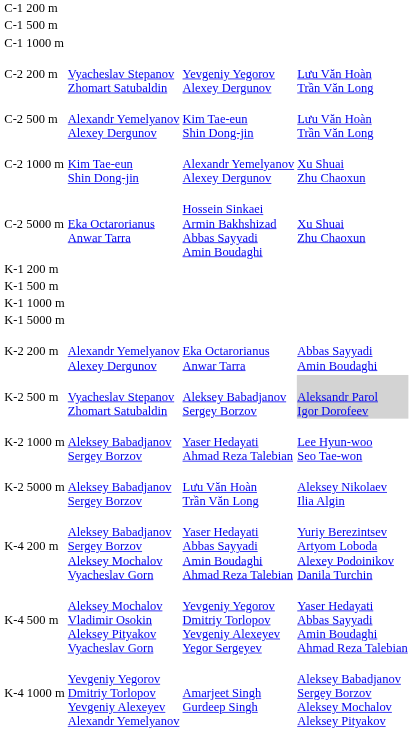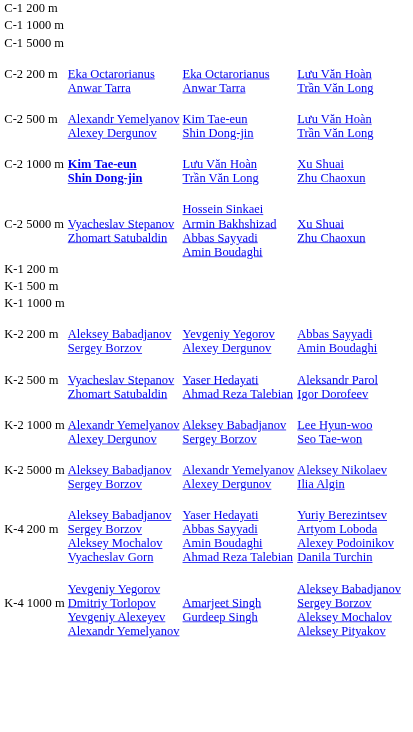- row: (31, 25)
+ row: (34, 42)
(121, 81) Vyacheslav Stepanov Zhomart Satubaldin -> (111, 81) Eka Octarorianus Anwar Tarra
(229, 81) Yevgeniy Yegorov Alexey Dergunov -> (226, 81) Eka Octarorianus Anwar Tarra
(103, 171) normal -> (105, 171) bold
(238, 171) Alexandr Yemelyanov Alexey Dergunov -> (221, 171) Lưu Văn Hoàn Trần Văn Long
(111, 230) Eka Octarorianus Anwar Tarra -> (121, 230) Vyacheslav Stepanov Zhomart Satubaldin
- row: (34, 320)
(124, 358) Alexandr Yemelyanov Alexey Dergunov -> (120, 341) Aleksey Babadjanov Sergey Borzov
(226, 358) Eka Octarorianus Anwar Tarra -> (229, 341) Yevgeniy Yegorov Alexey Dergunov
(234, 403) Aleksey Babadjanov Sergey Borzov -> (238, 386) Yaser Hedayati Ahmad Reza Talebian
(338, 403) lightgrey background -> (338, 386) no background
(120, 449) Aleksey Babadjanov Sergey Borzov -> (124, 432) Alexandr Yemelyanov Alexey Dergunov
(238, 449) Yaser Hedayati Ahmad Reza Talebian -> (234, 432) Aleksey Babadjanov Sergey Borzov
(221, 494) Lưu Văn Hoàn Trần Văn Long -> (238, 477) Alexandr Yemelyanov Alexey Dergunov
- row: (31, 619)
